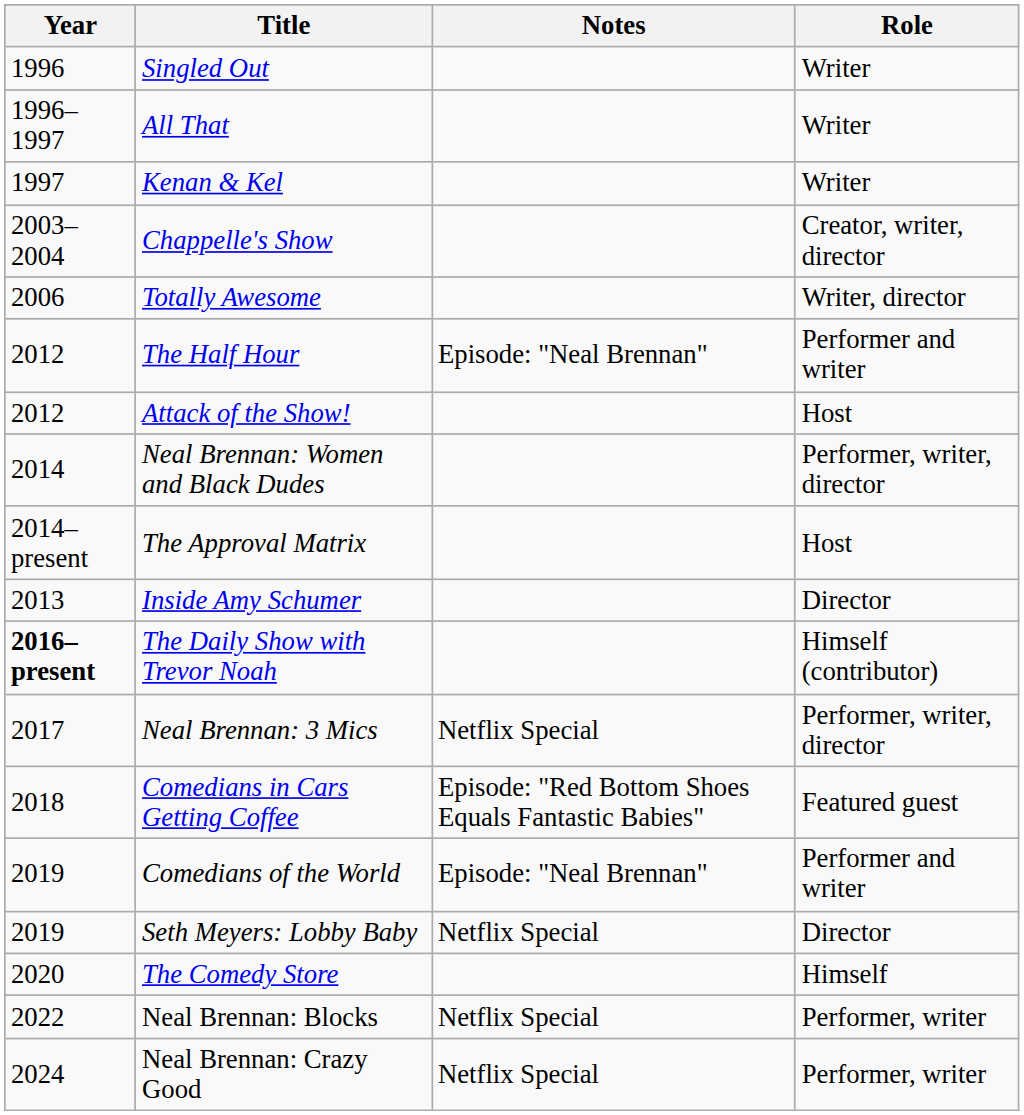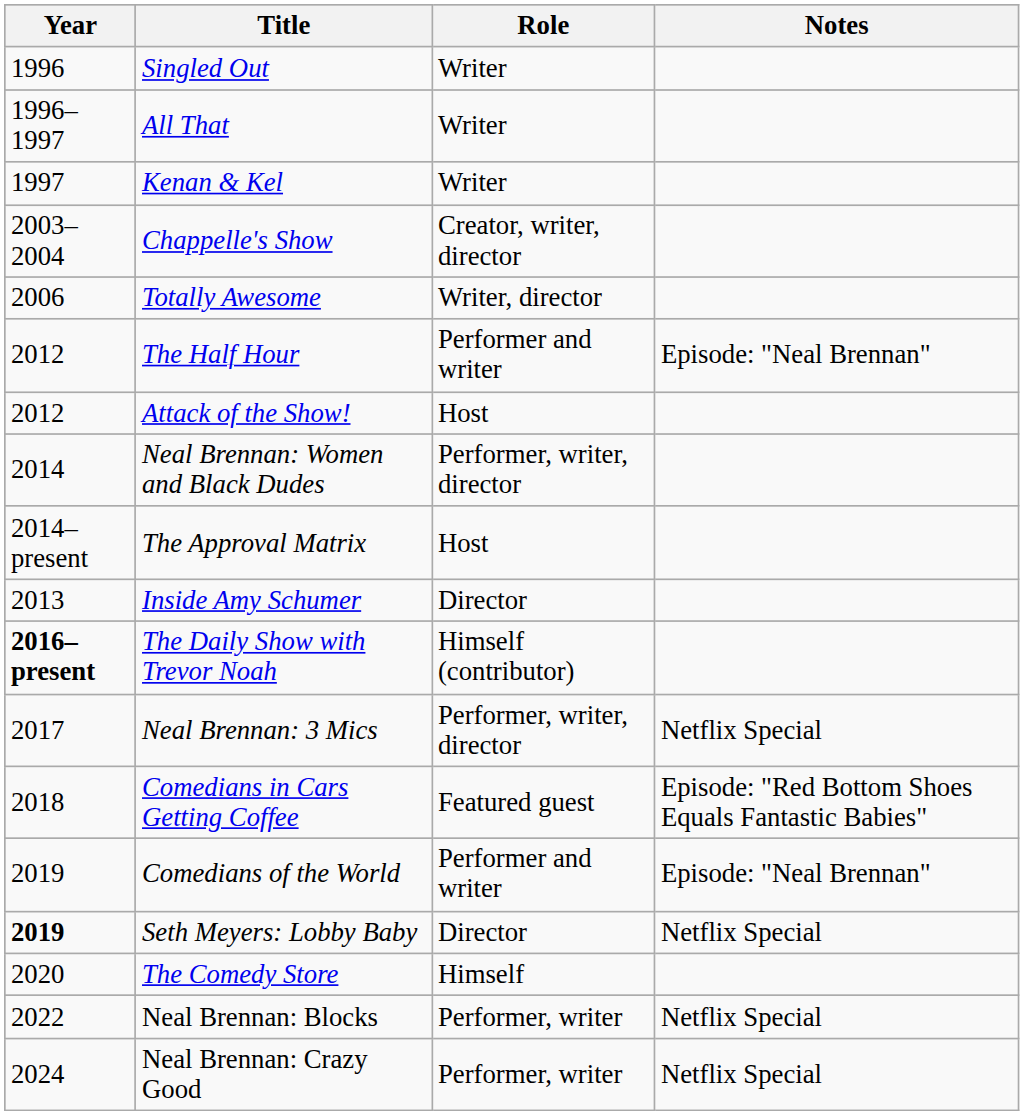columns swapped: (907, 25) <-> (614, 25)
(38, 931) normal -> (38, 931) bold
